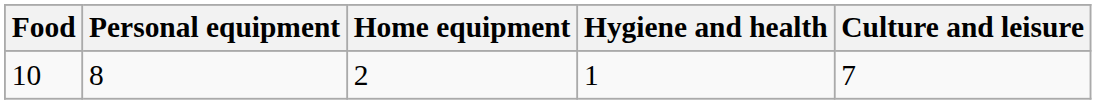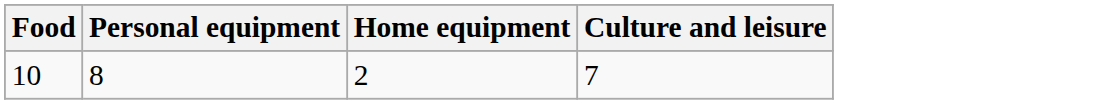- column: (706, 27)
